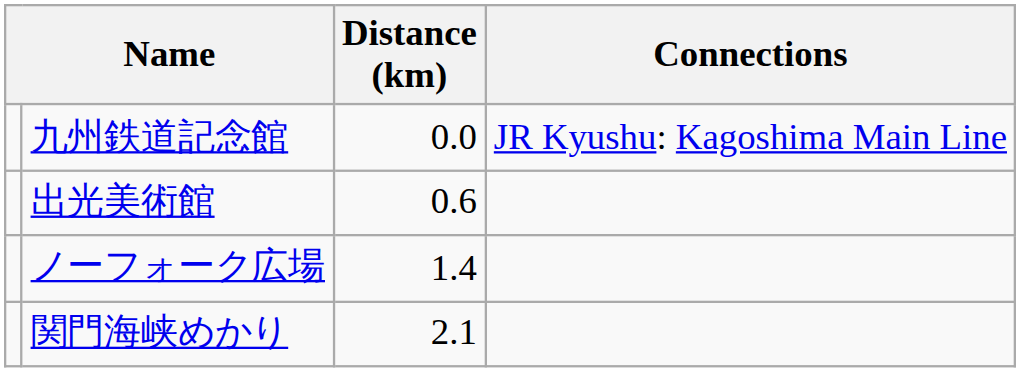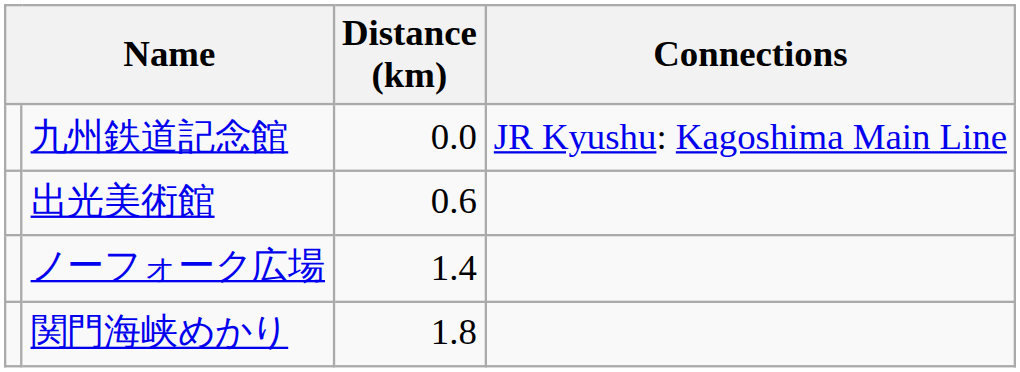(454, 332) 2.1 -> (454, 332) 1.8
